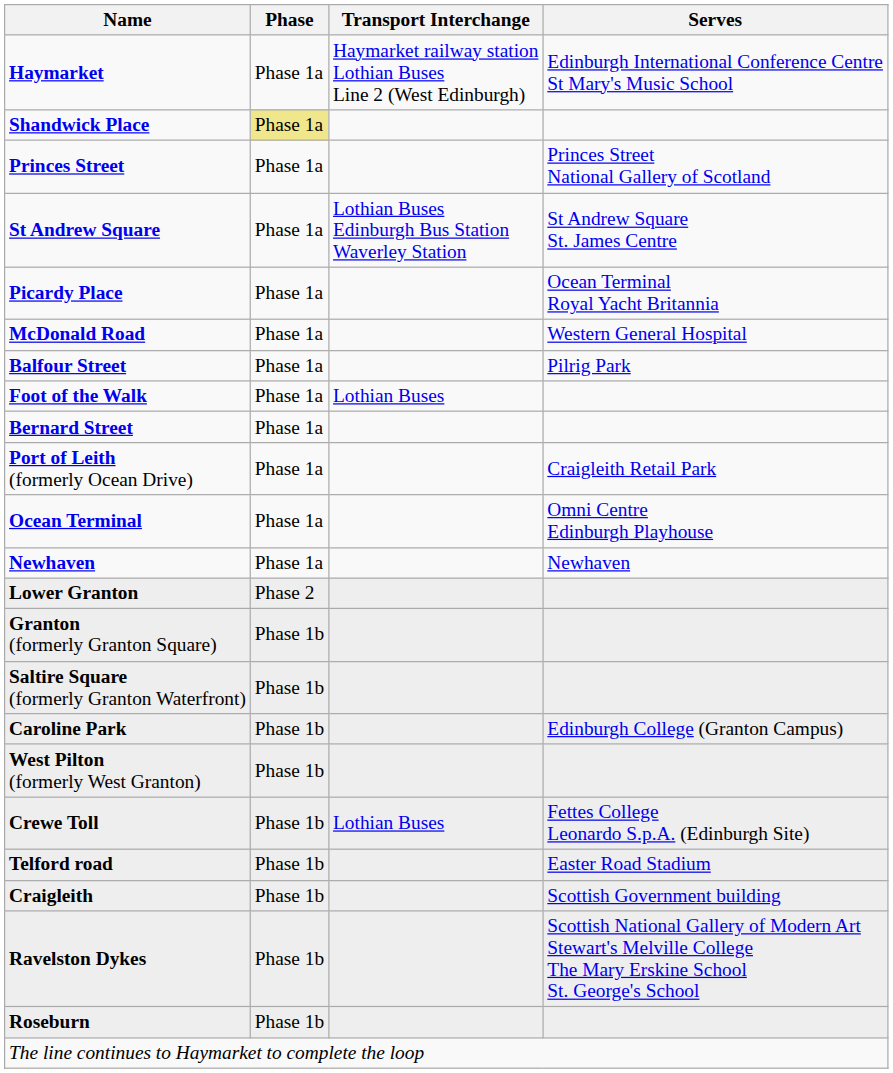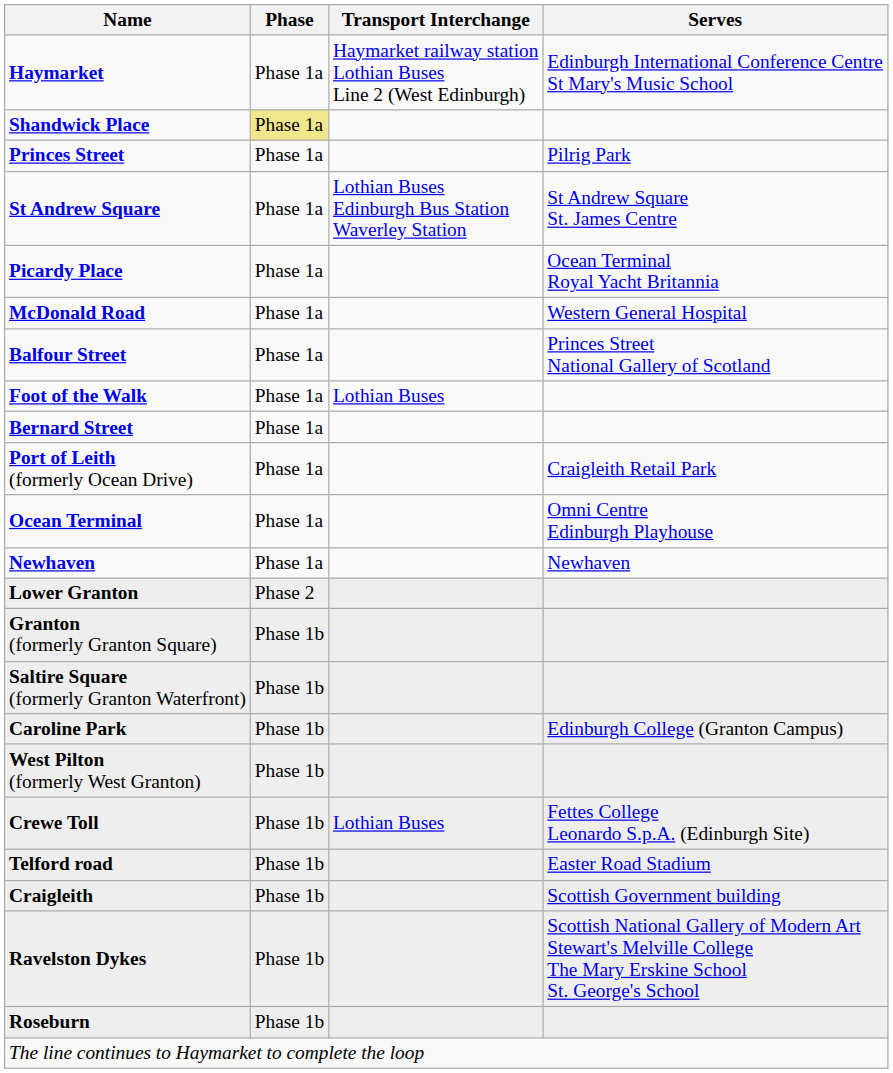(659, 166) Princes Street National Gallery of Scotland -> (589, 155) Pilrig Park
(589, 365) Pilrig Park -> (659, 354) Princes Street National Gallery of Scotland
